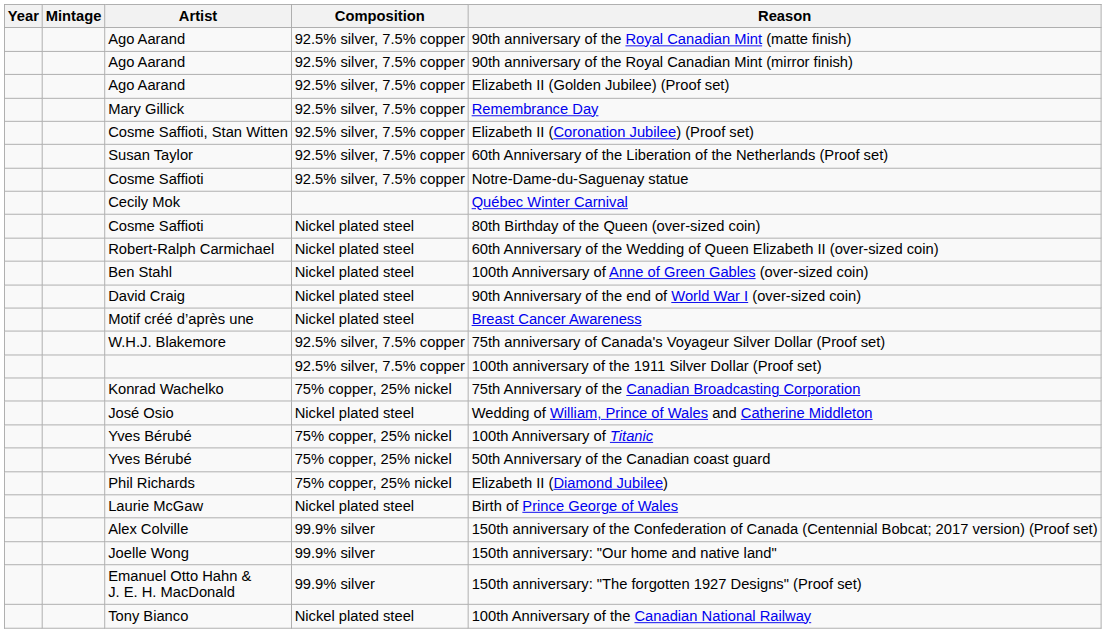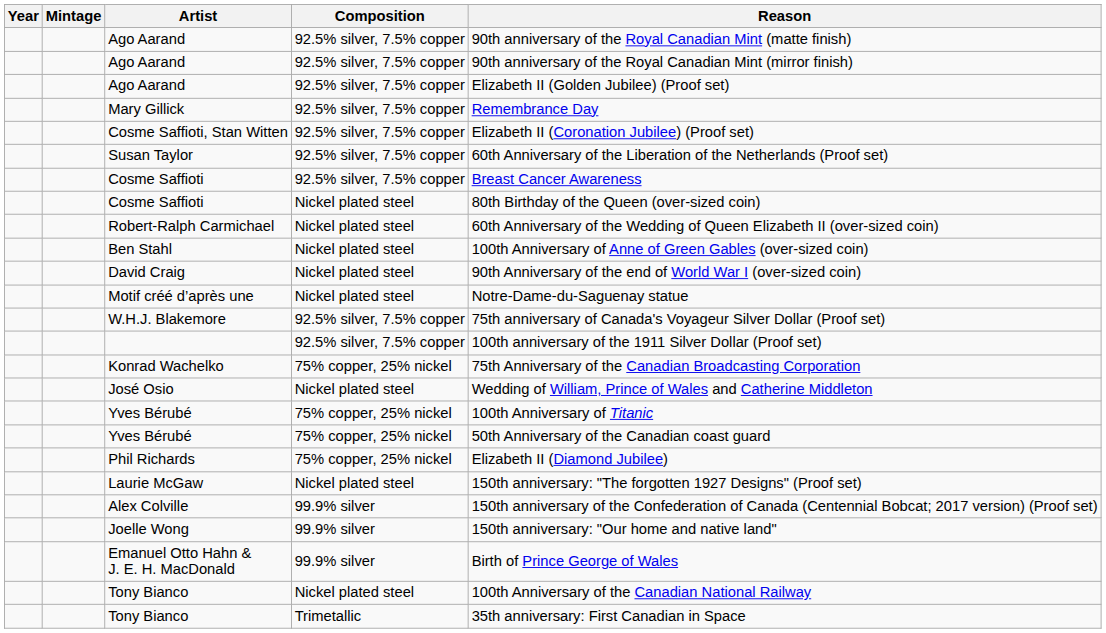(580, 179) Notre-Dame-du-Saguenay statue -> (557, 179) Breast Cancer Awareness
- row: (144, 202)
(557, 319) Breast Cancer Awareness -> (580, 296) Notre-Dame-du-Saguenay statue
(575, 506) Birth of Prince George of Wales -> (667, 483) 150th anniversary: "The forgotten 1927 Designs" (Proof set)
(667, 584) 150th anniversary: "The forgotten 1927 Designs" (Proof set) -> (575, 561) Birth of Prince George of Wales
+ row: (148, 616)
